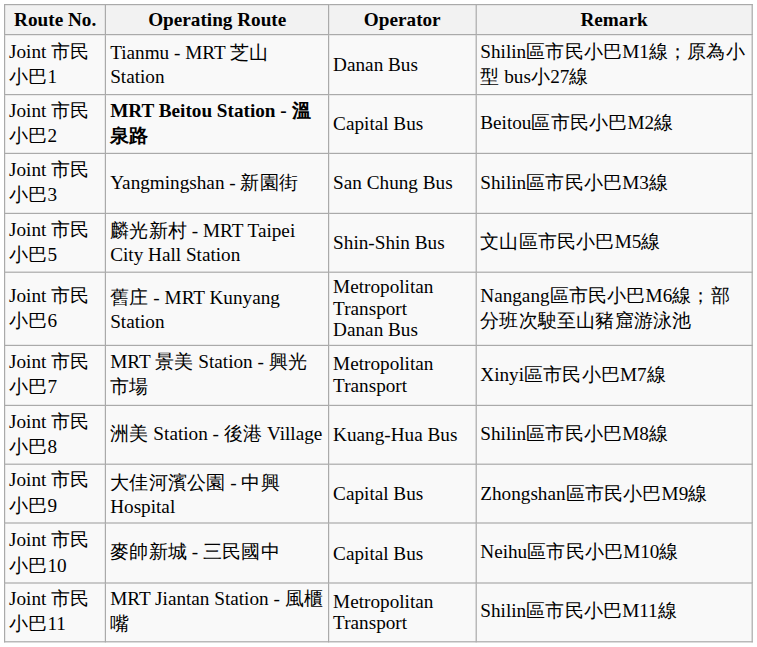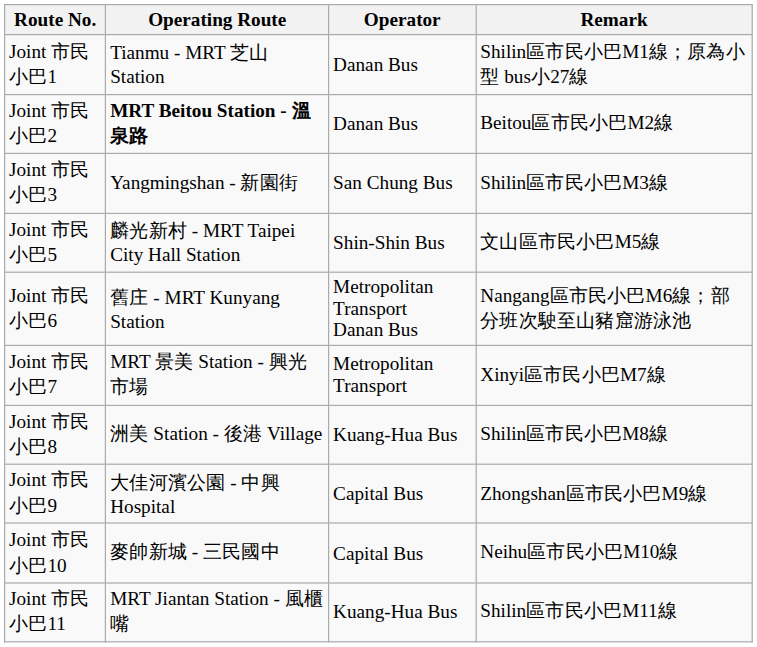(378, 123) Capital Bus -> (376, 123) Danan Bus
(383, 612) Metropolitan Transport -> (395, 612) Kuang-Hua Bus
